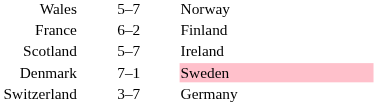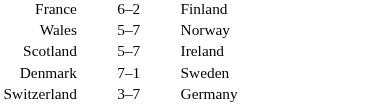rows swapped: (58, 9) <-> (56, 30)
(205, 72) pink background -> (205, 72) no background
